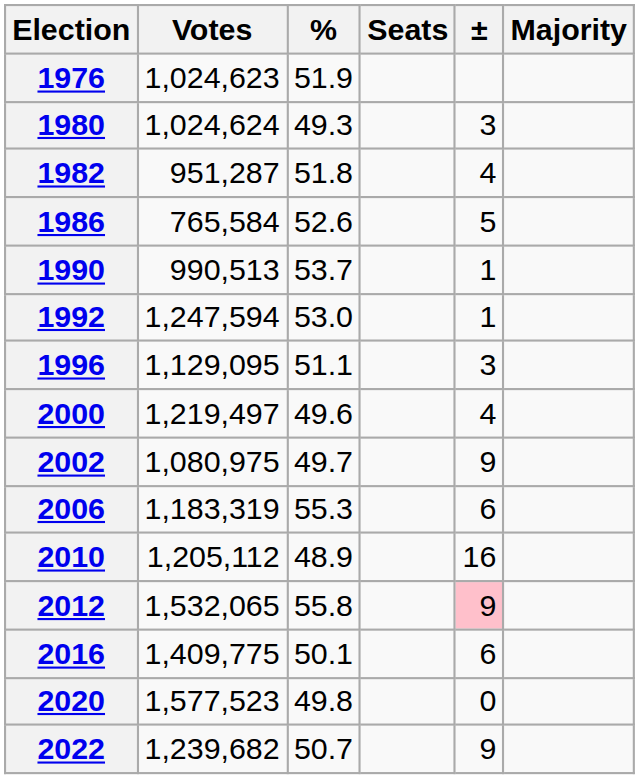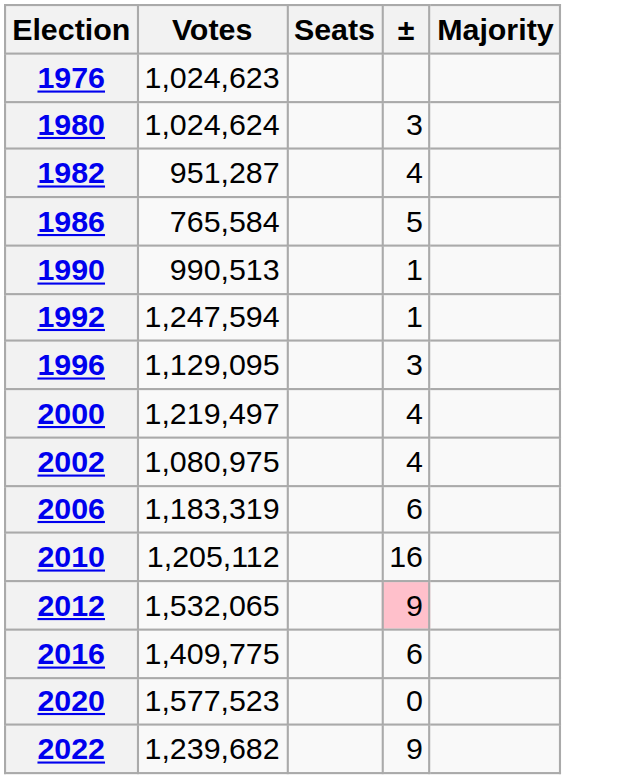- column: (323, 29)
(488, 461) 9 -> (415, 461) 4
